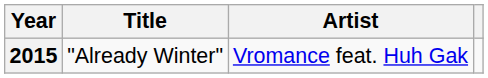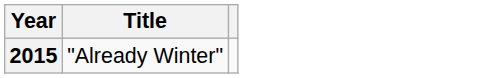- column: (350, 21)
